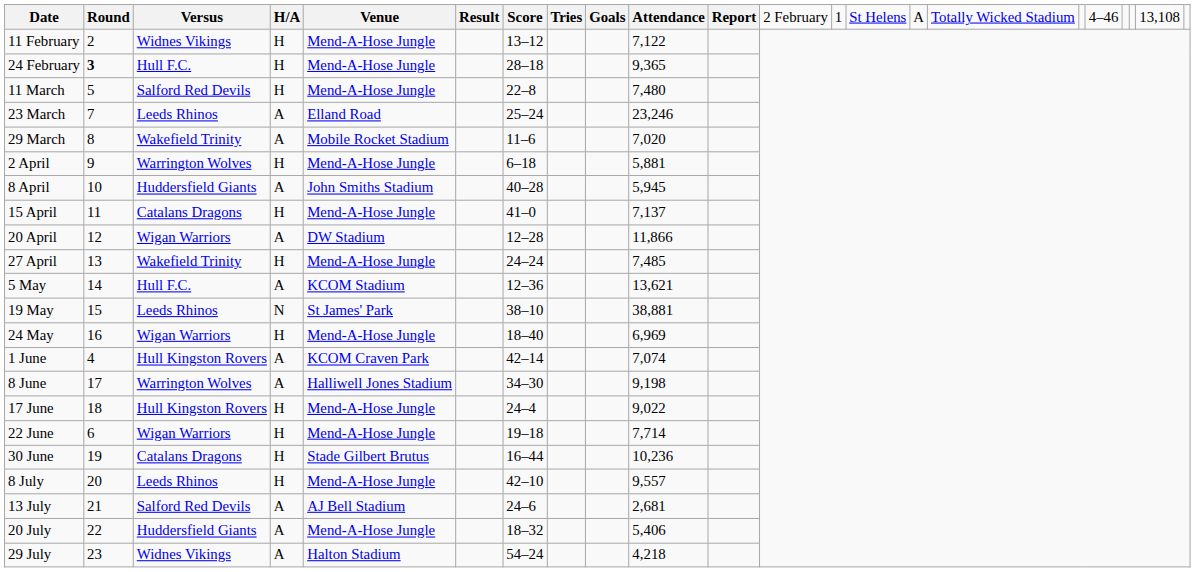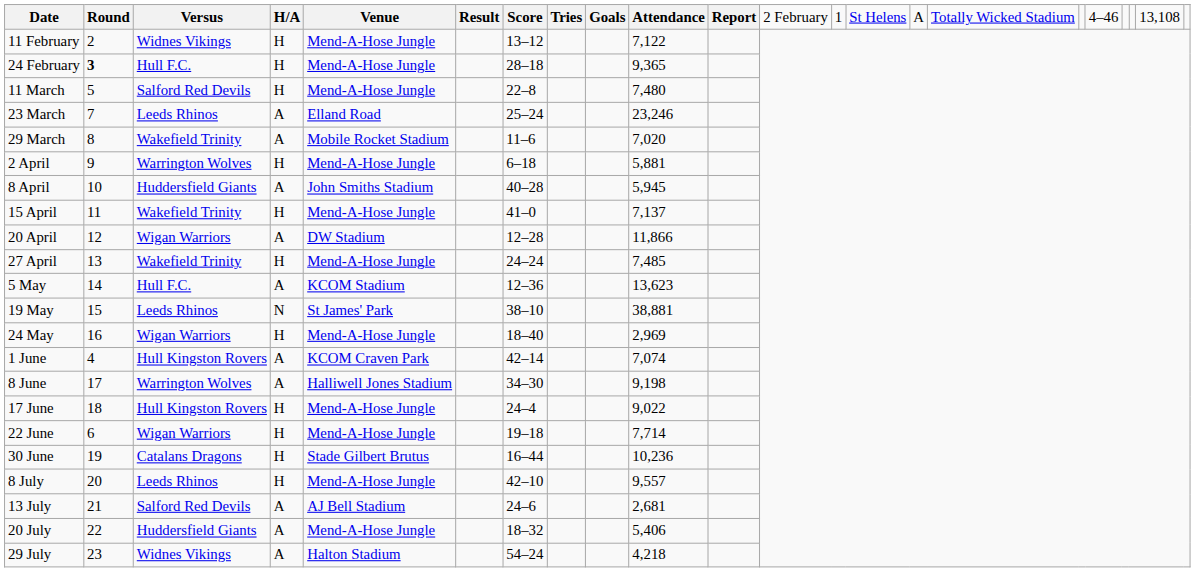(189, 212) Catalans Dragons -> (189, 212) Wakefield Trinity
(653, 286) 13,621 -> (653, 286) 13,623
(649, 335) 6,969 -> (649, 335) 2,969
